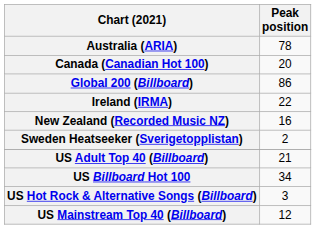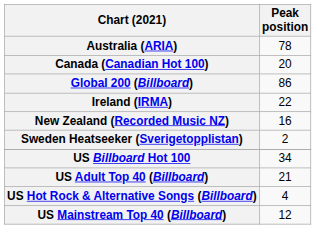rows swapped: (132, 177) <-> (132, 158)
(285, 196) 3 -> (285, 196) 4
